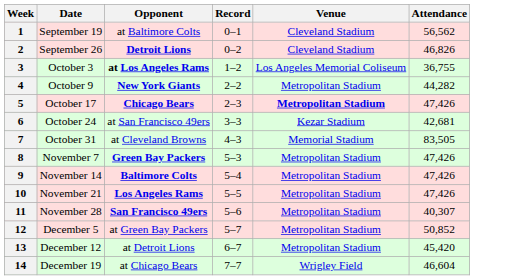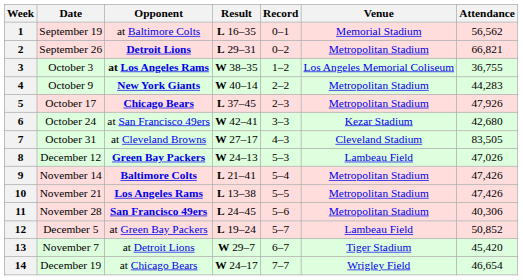+ column: (236, 13)
(331, 31) Cleveland Stadium -> (379, 31) Memorial Stadium
(331, 49) Cleveland Stadium -> (379, 49) Metropolitan Stadium
(439, 49) 46,826 -> (487, 49) 66,821
(439, 85) 44,282 -> (487, 85) 44,283
(331, 103) bold -> (379, 103) normal
(439, 103) 47,426 -> (487, 103) 47,926
(439, 121) 42,681 -> (487, 121) 42,680
(331, 139) Memorial Stadium -> (379, 139) Cleveland Stadium
(71, 157) November 7 -> (71, 157) December 12
(331, 157) Metropolitan Stadium -> (379, 157) Lambeau Field
(439, 157) 47,426 -> (487, 157) 47,026
(439, 211) 40,307 -> (487, 211) 40,306
(331, 229) Metropolitan Stadium -> (379, 229) Lambeau Field
(71, 247) December 12 -> (71, 247) November 7
(331, 247) Metropolitan Stadium -> (379, 247) Tiger Stadium
(439, 265) 46,604 -> (487, 265) 46,654
